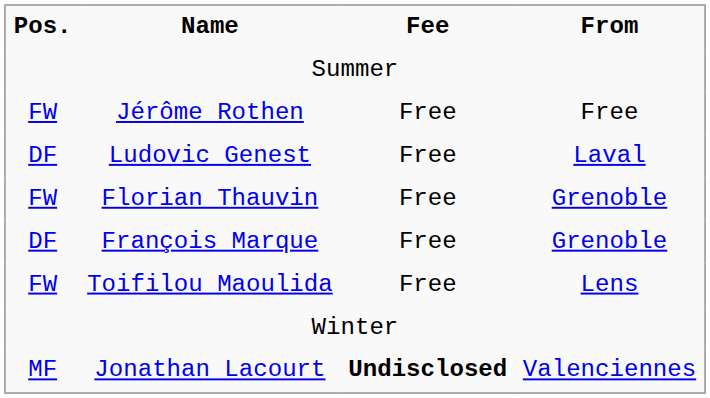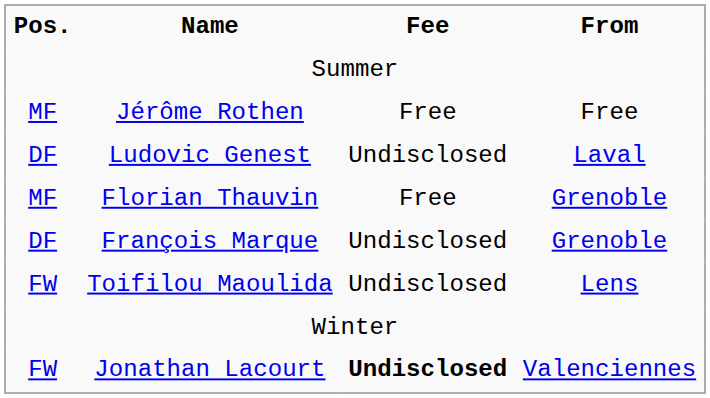(43, 114) FW -> (43, 114) MF
(428, 156) Free -> (428, 156) Undisclosed
(43, 199) FW -> (43, 199) MF
(428, 242) Free -> (428, 242) Undisclosed
(428, 285) Free -> (428, 285) Undisclosed
(43, 371) MF -> (43, 371) FW
